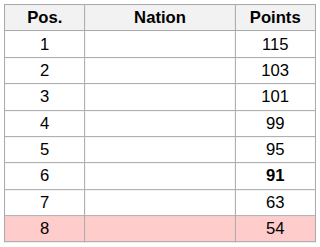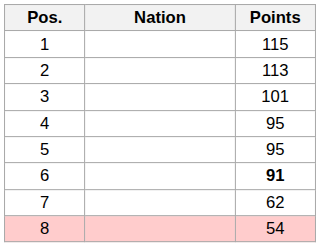(275, 70) 103 -> (275, 70) 113
(275, 123) 99 -> (275, 123) 95
(275, 202) 63 -> (275, 202) 62
